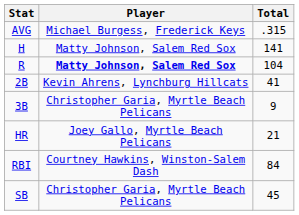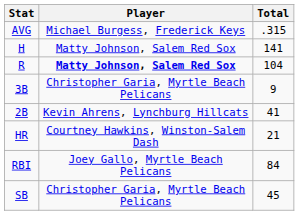rows swapped: (21, 83) <-> (21, 106)
(146, 136) Joey Gallo, Myrtle Beach Pelicans -> (146, 136) Courtney Hawkins, Winston-Salem Dash
(146, 165) Courtney Hawkins, Winston-Salem Dash -> (146, 165) Joey Gallo, Myrtle Beach Pelicans
